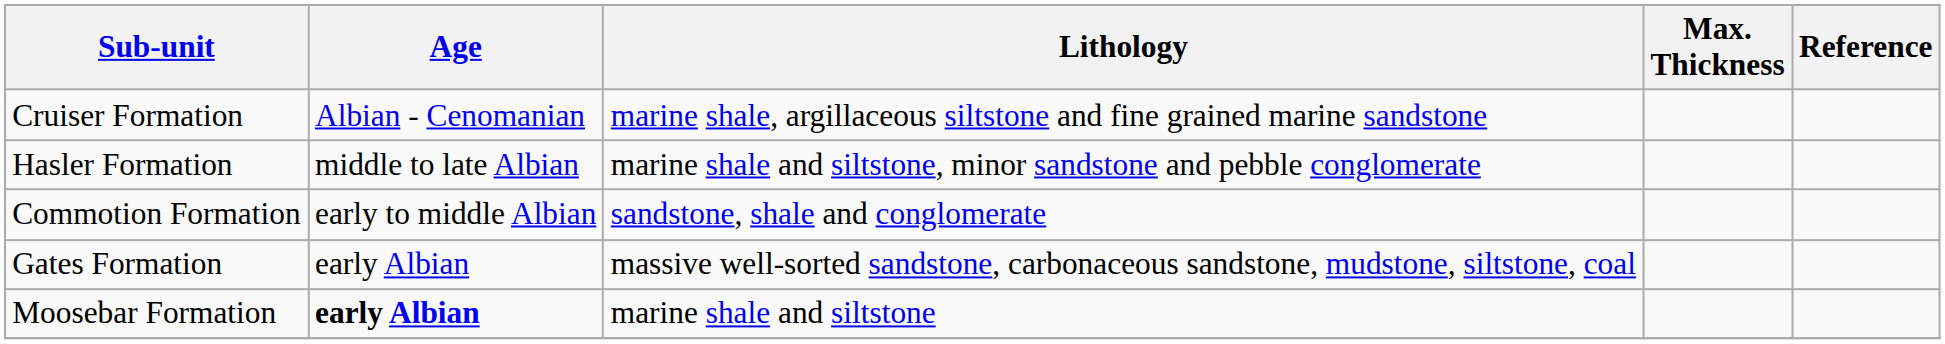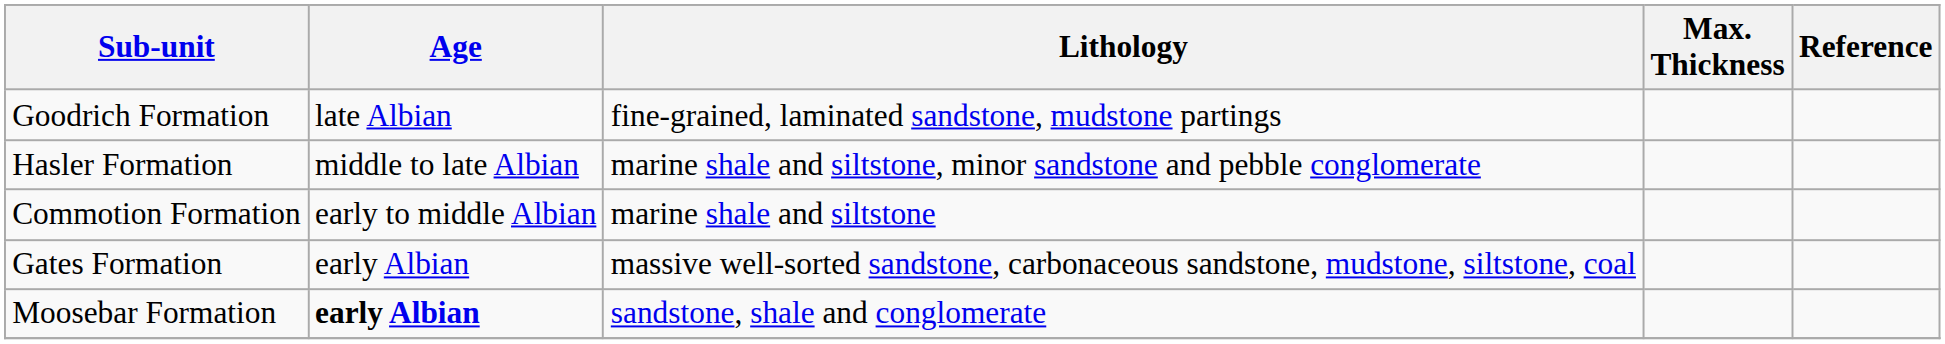- row: (128, 114)
+ row: (141, 114)
(829, 213) sandstone, shale and conglomerate -> (773, 213) marine shale and siltstone
(773, 313) marine shale and siltstone -> (829, 313) sandstone, shale and conglomerate
